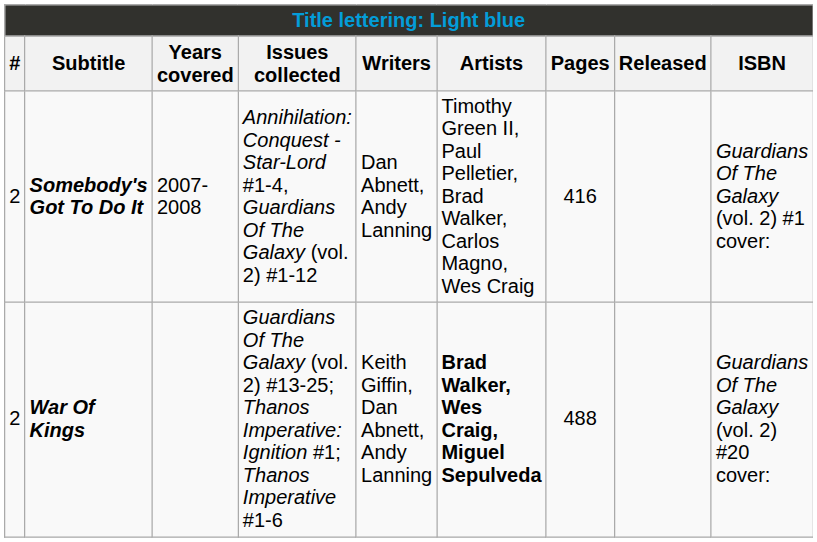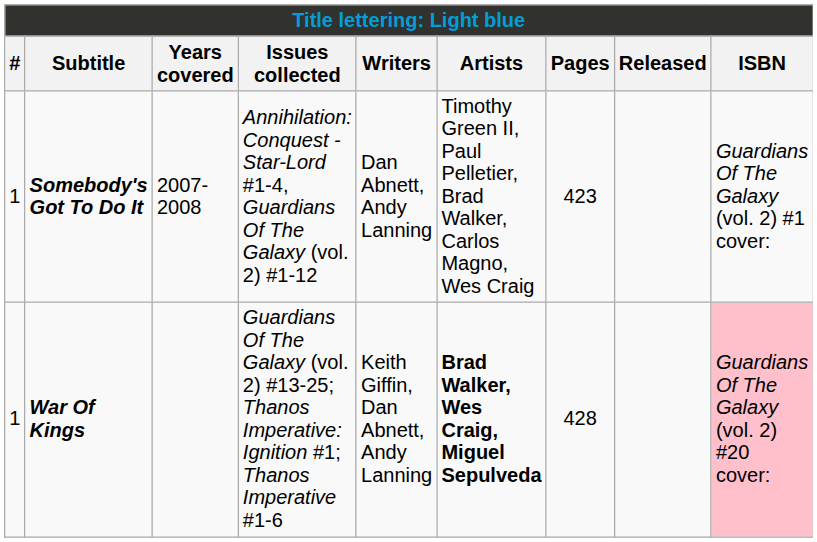(15, 196) 2 -> (15, 196) 1
(580, 196) 416 -> (580, 196) 423
(15, 419) 2 -> (15, 419) 1
(580, 419) 488 -> (580, 419) 428
(762, 419) no background -> (762, 419) pink background
